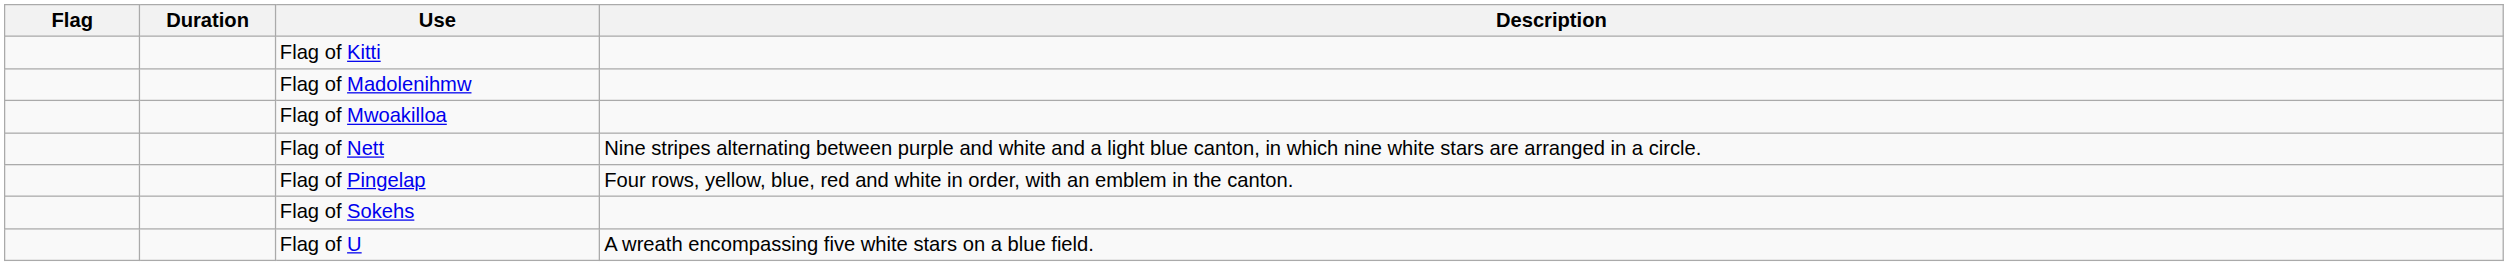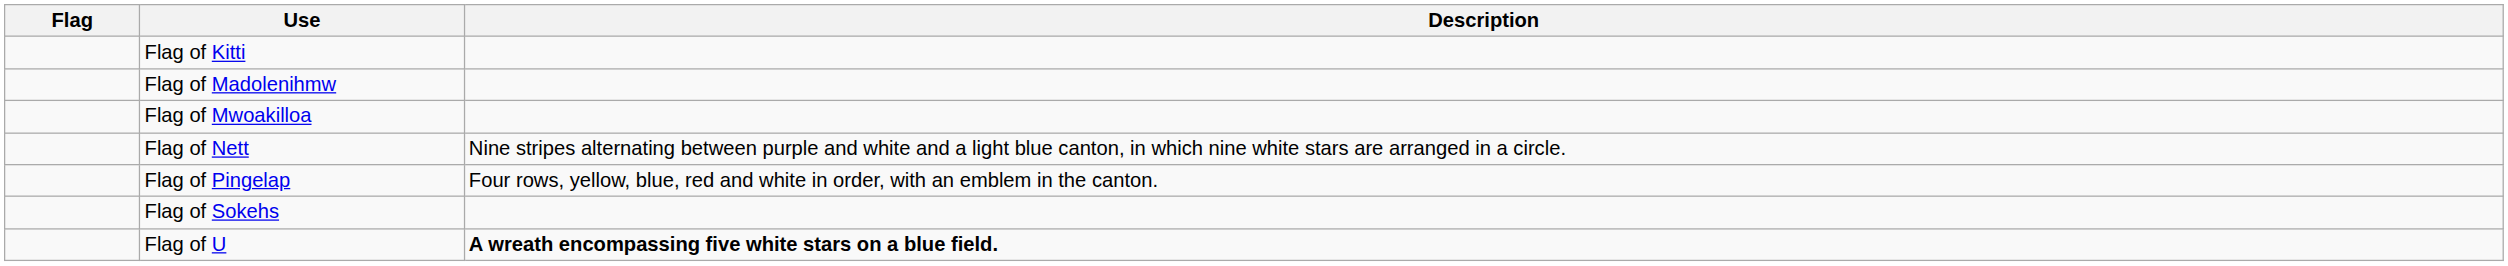- column: (208, 20)
(849, 244) normal -> (733, 244) bold
